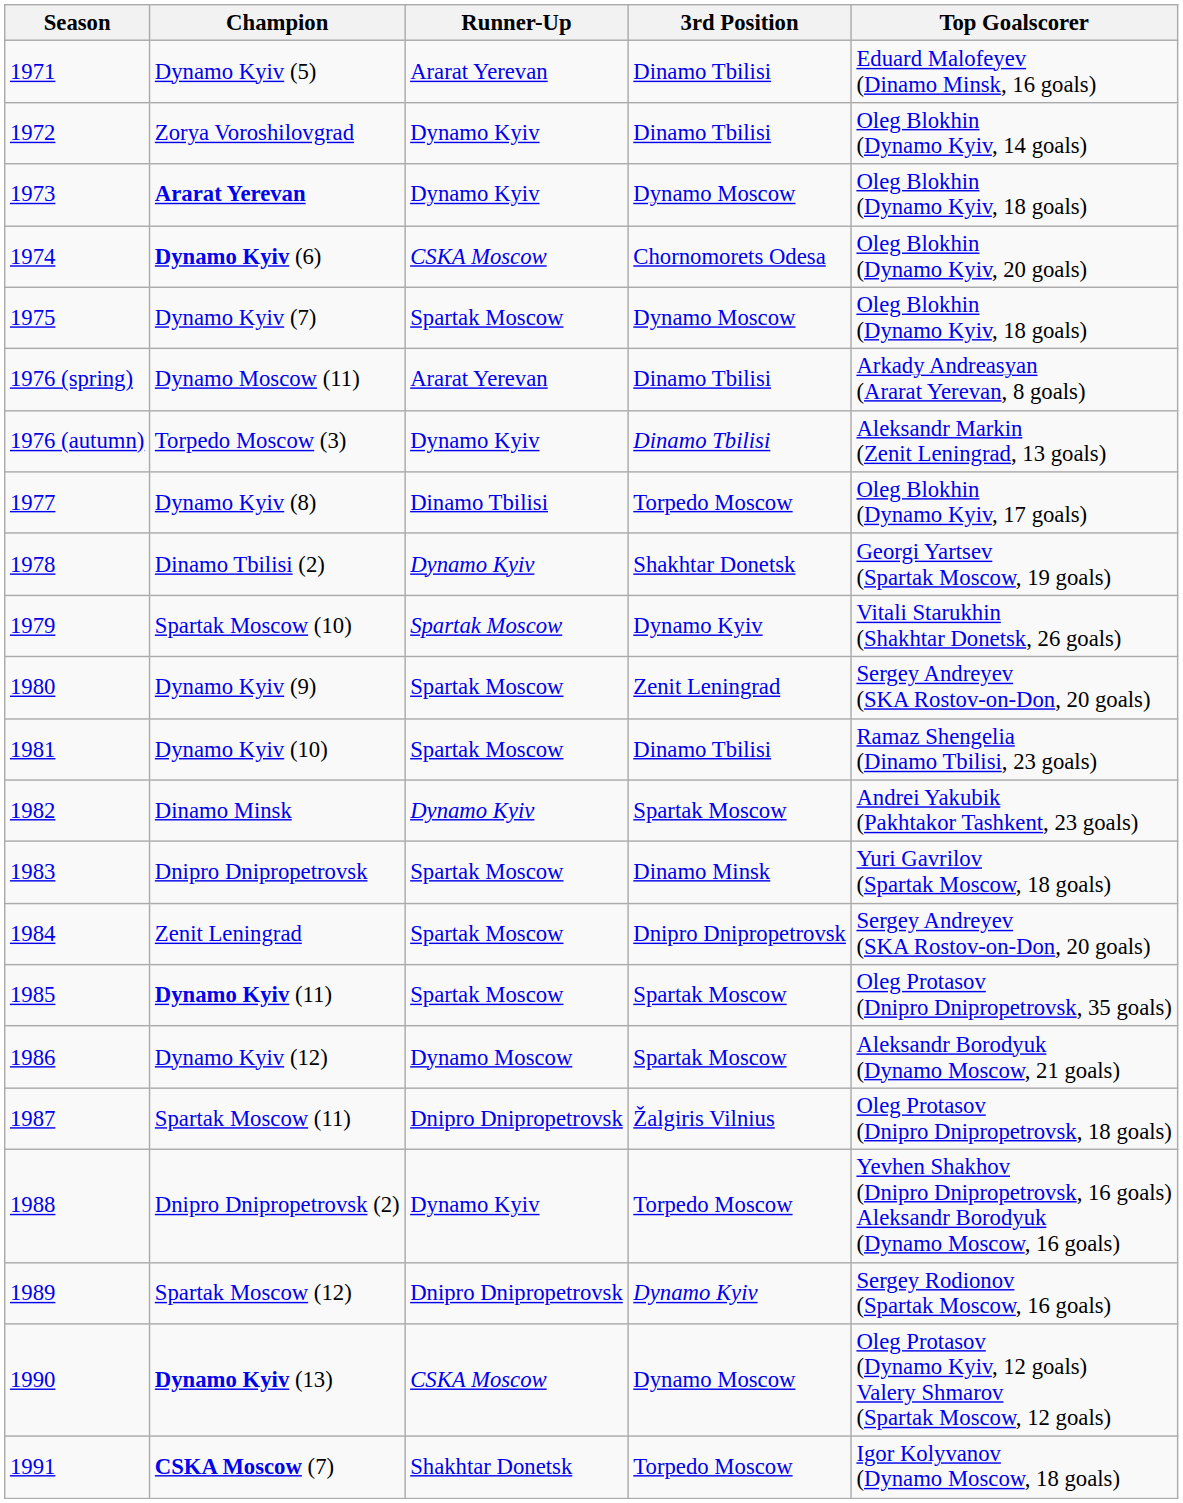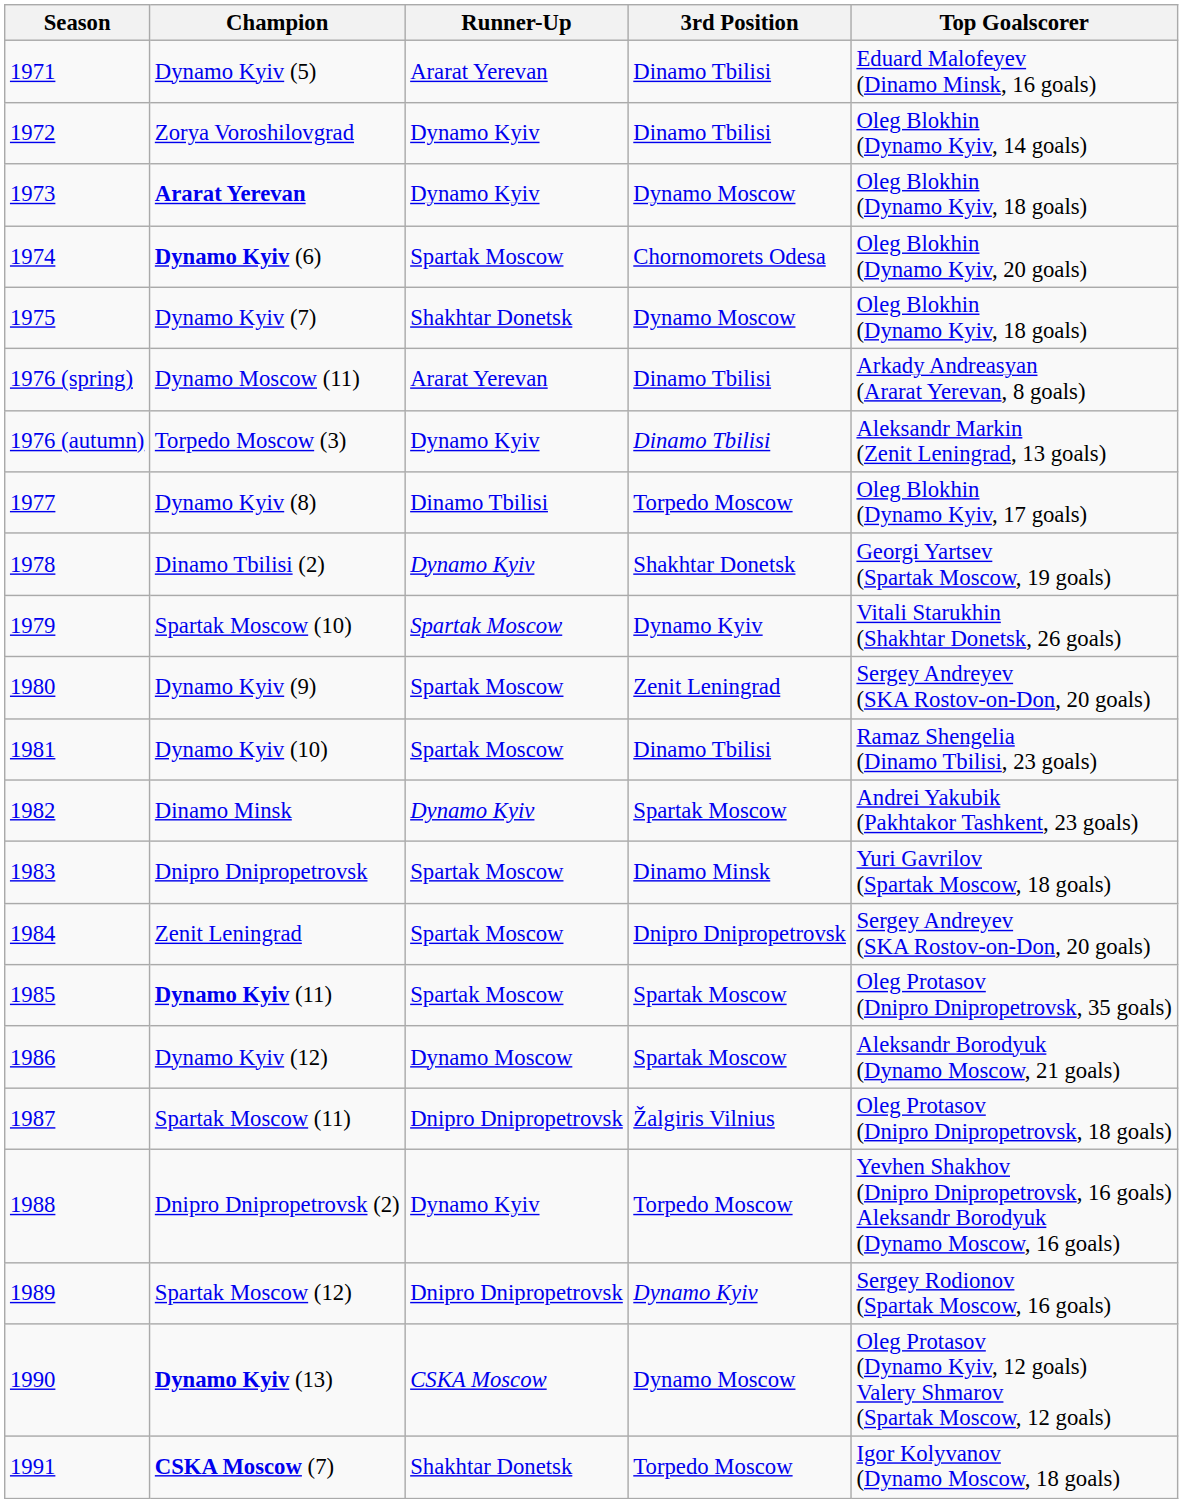(478, 256) CSKA Moscow -> (487, 256) Spartak Moscow
(487, 317) Spartak Moscow -> (491, 317) Shakhtar Donetsk
